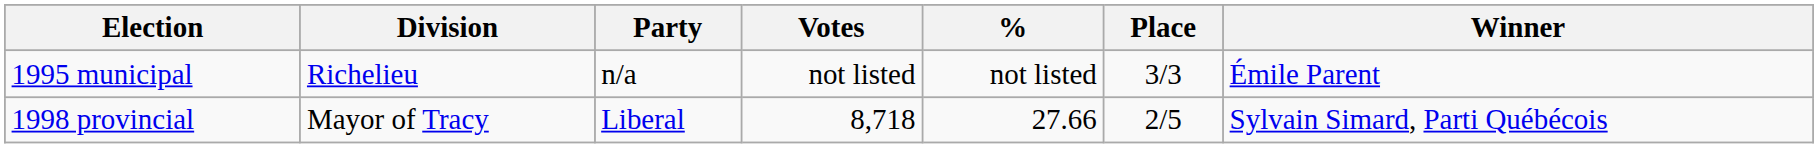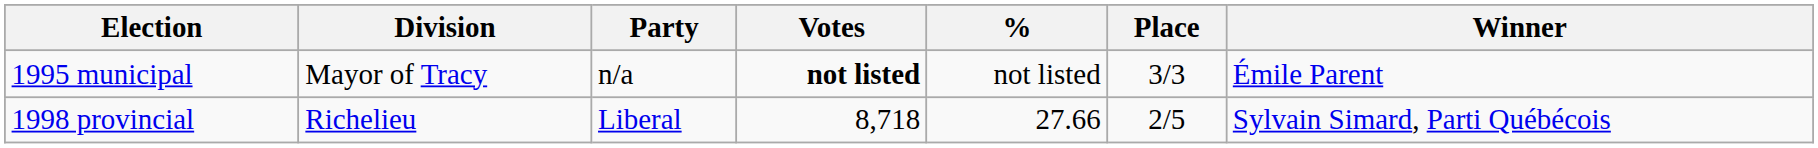(362, 73) Richelieu -> (396, 73) Mayor of Tracy
(862, 73) normal -> (863, 73) bold
(398, 119) Mayor of Tracy -> (361, 119) Richelieu
